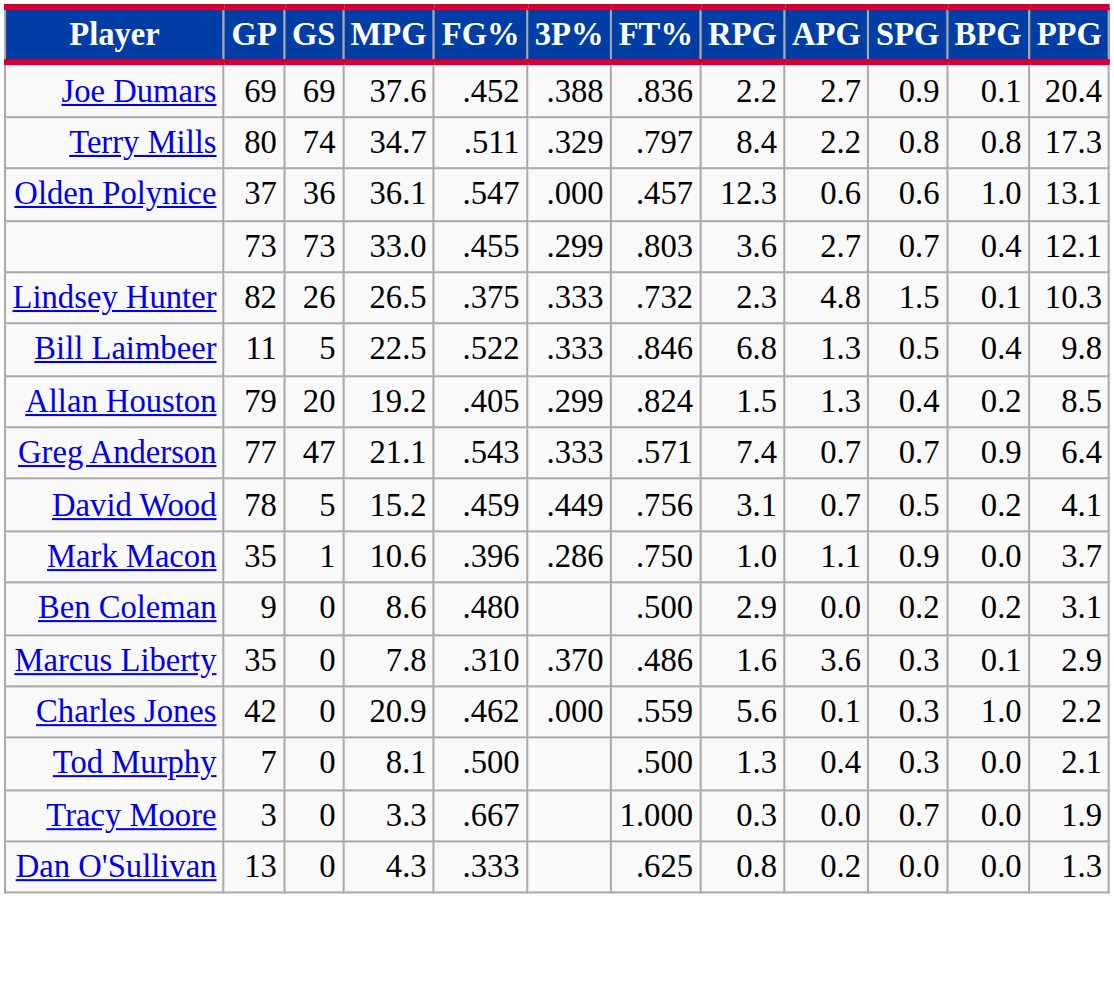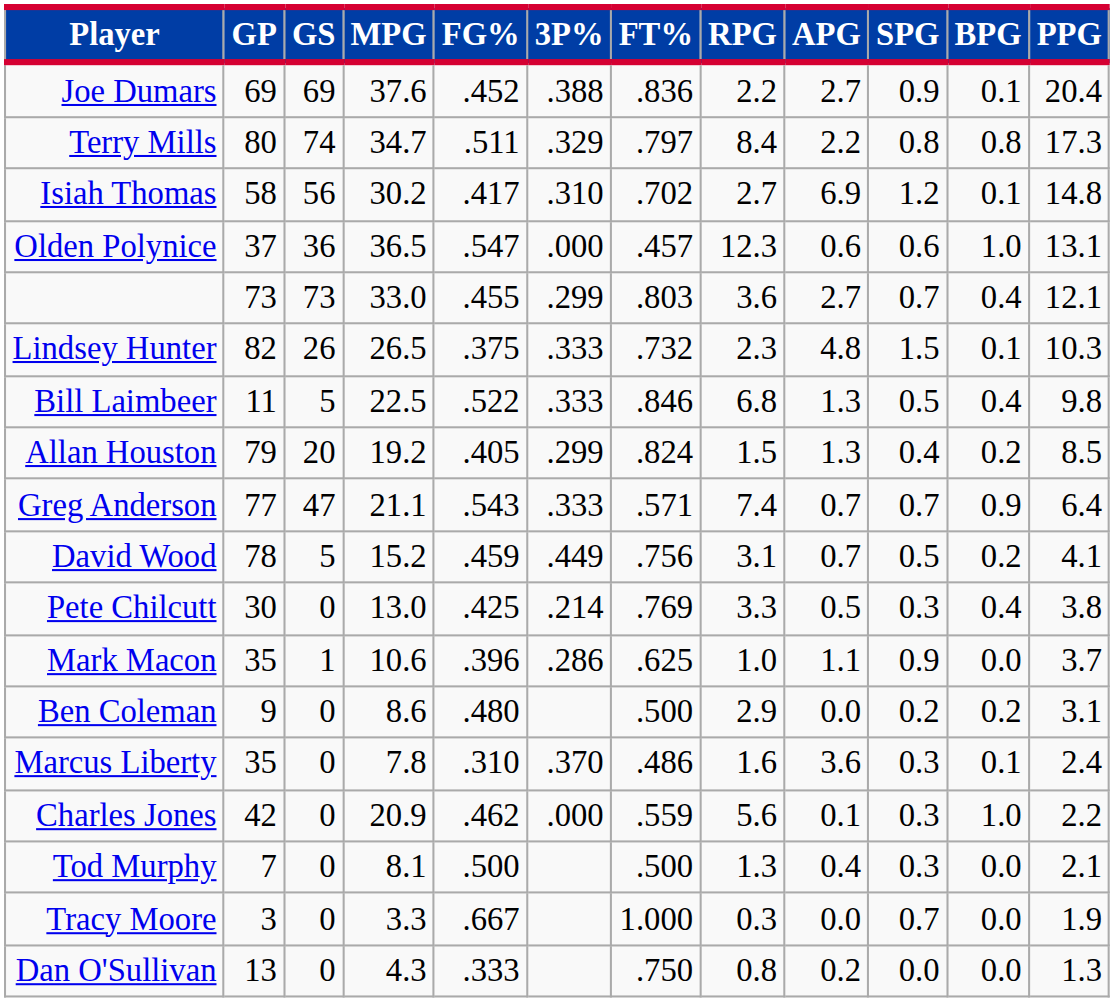+ row: (128, 193)
(398, 193) 36.1 -> (398, 245) 36.5
+ row: (132, 607)
(664, 556) .750 -> (664, 659) .625
(1082, 659) 2.9 -> (1082, 763) 2.4
(664, 866) .625 -> (664, 970) .750
